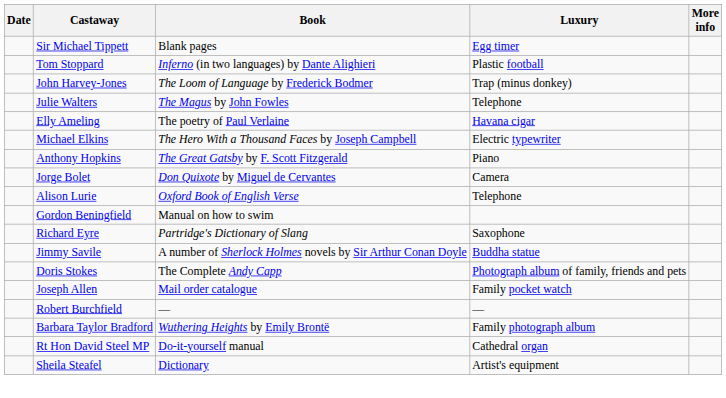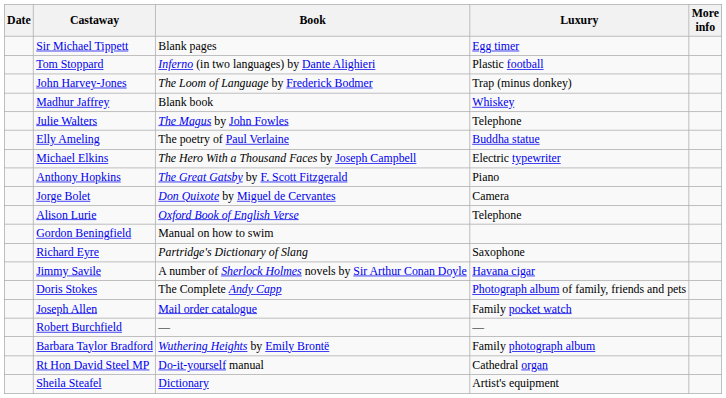+ row: (73, 102)
(504, 121) Havana cigar -> (506, 139) Buddha statue
(506, 252) Buddha statue -> (504, 271) Havana cigar
